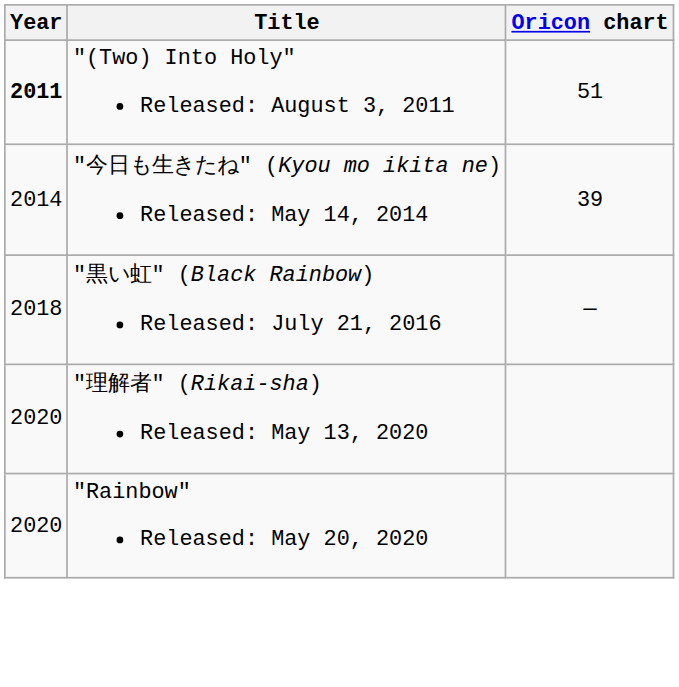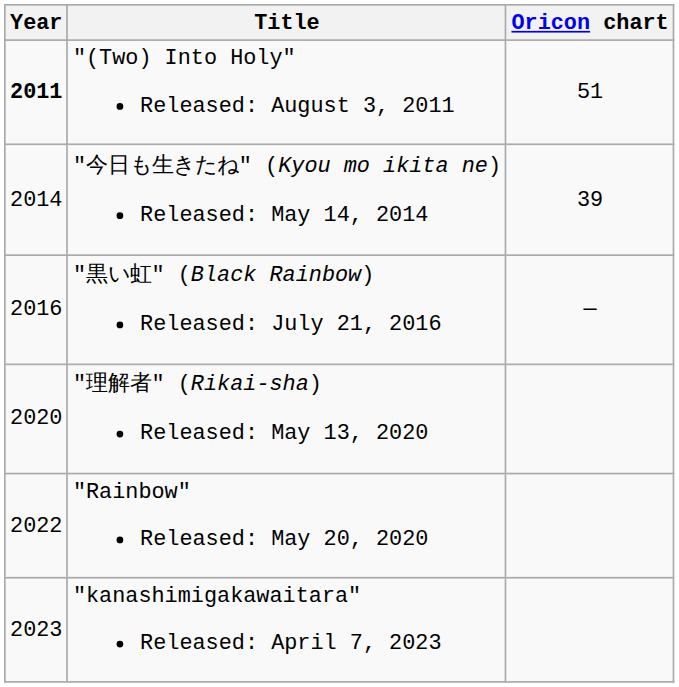(36, 309) 2018 -> (36, 309) 2016
(36, 526) 2020 -> (36, 526) 2022
+ row: (287, 619)
